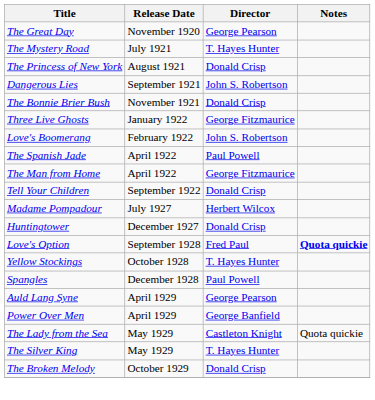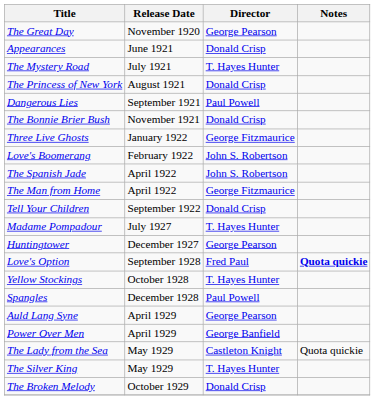+ row: (36, 48)
(247, 84) John S. Robertson -> (233, 102) Paul Powell
(233, 155) Paul Powell -> (247, 173) John S. Robertson
(240, 208) Herbert Wilcox -> (242, 226) T. Hayes Hunter
(236, 226) Donald Crisp -> (241, 244) George Pearson
